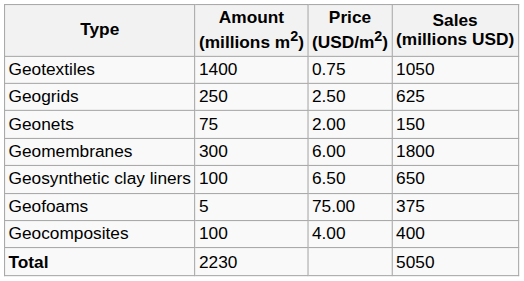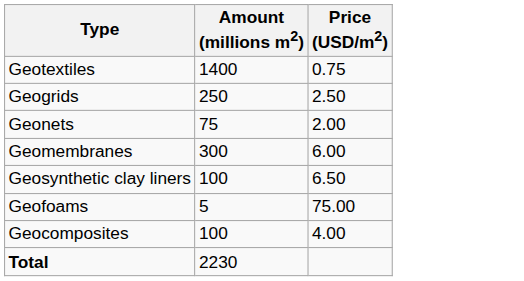- column: (455, 30)
